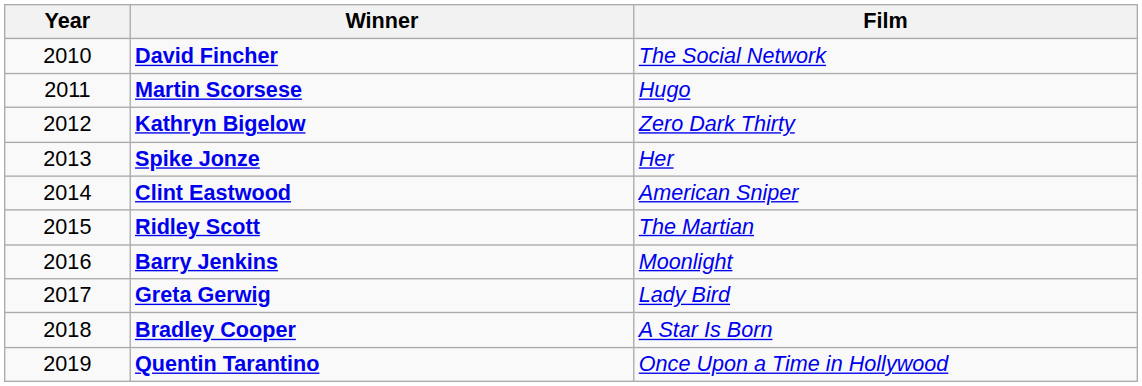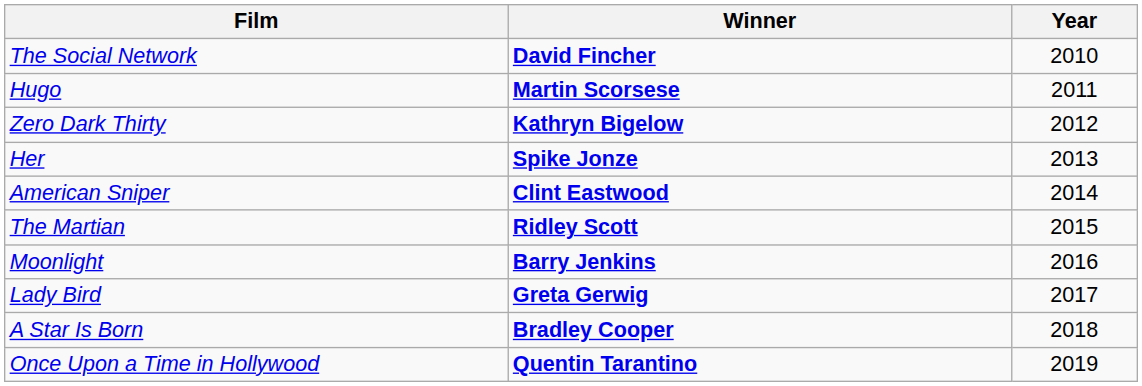columns swapped: (67, 21) <-> (885, 21)
